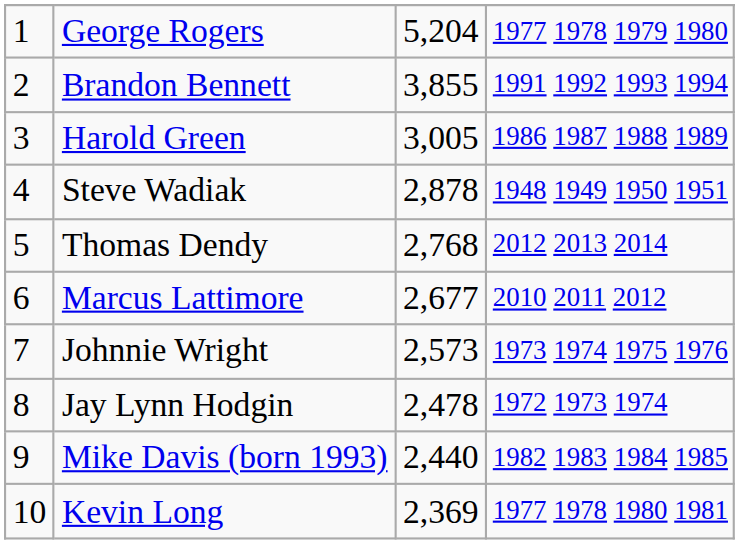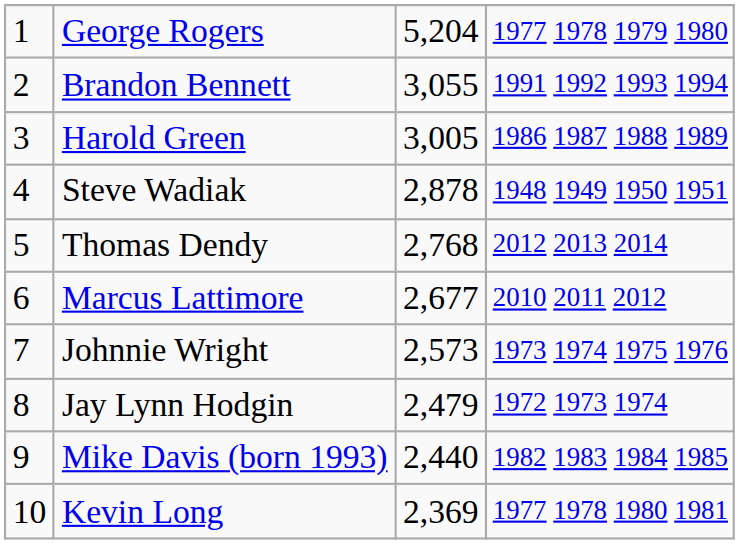(441, 84) 3,855 -> (441, 84) 3,055
(441, 404) 2,478 -> (441, 404) 2,479
